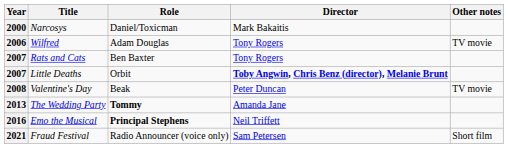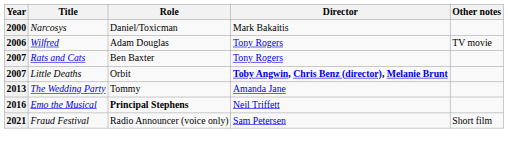- row: (61, 89)
(126, 105) bold -> (125, 89) normal
